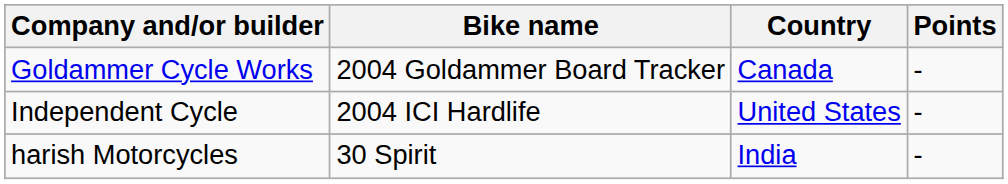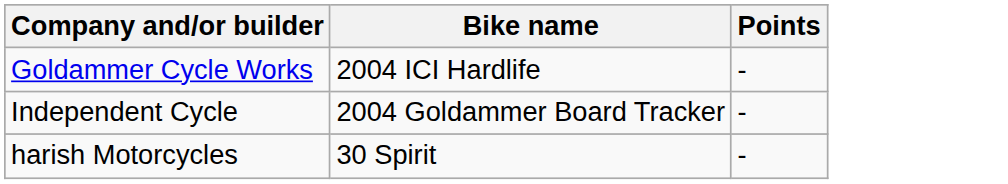- column: (819, 26)
(531, 69) 2004 Goldammer Board Tracker -> (439, 69) 2004 ICI Hardlife
(439, 112) 2004 ICI Hardlife -> (531, 112) 2004 Goldammer Board Tracker
